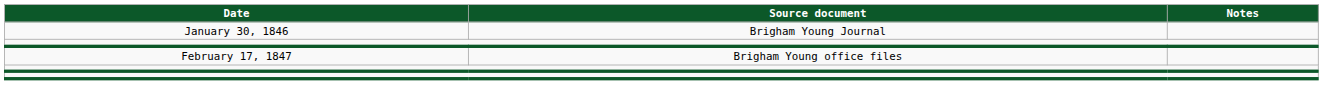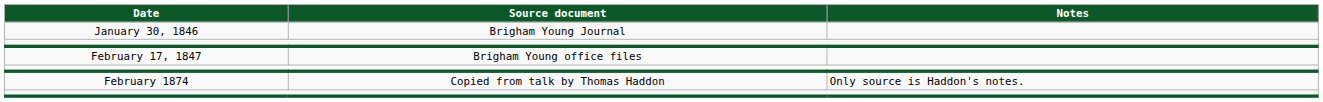+ row: (146, 81)
